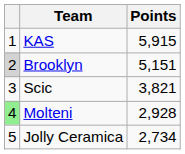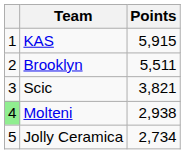(12, 64) lightgrey background -> (12, 64) no background
(158, 64) 5,151 -> (158, 64) 5,511
(158, 112) 2,928 -> (158, 112) 2,938
